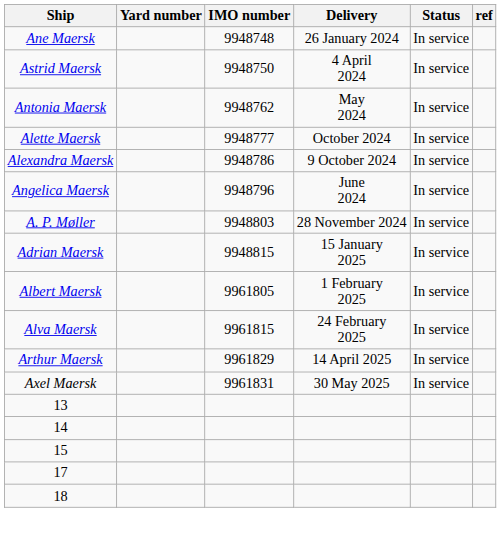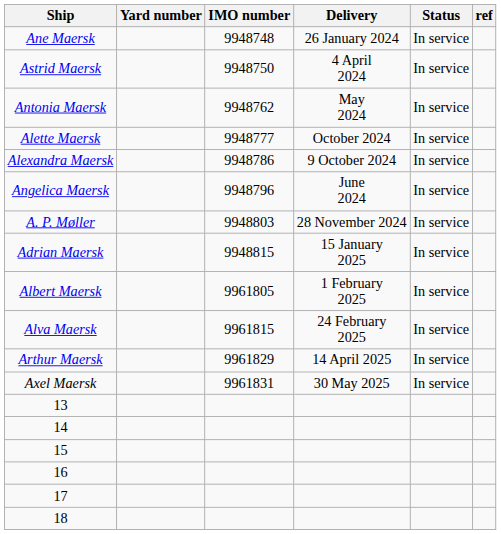+ row: (61, 473)
